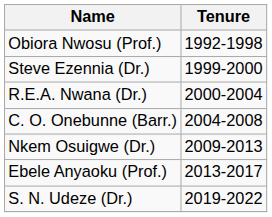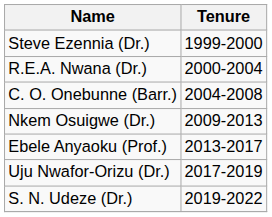- row: (85, 43)
+ row: (89, 172)
